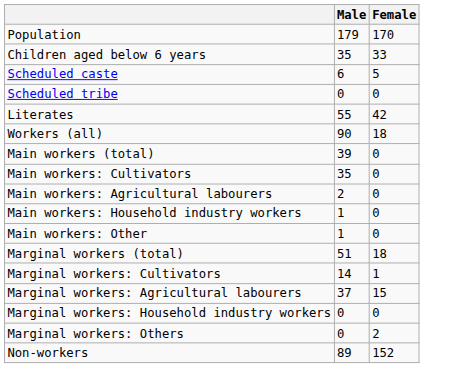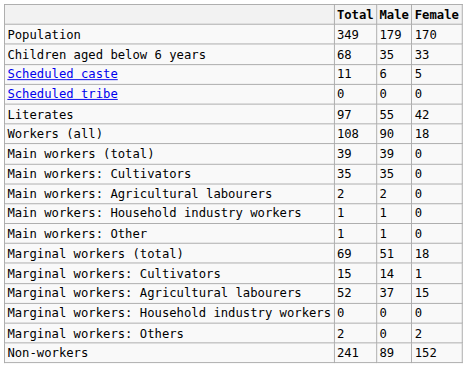+ column: (355, 14)
